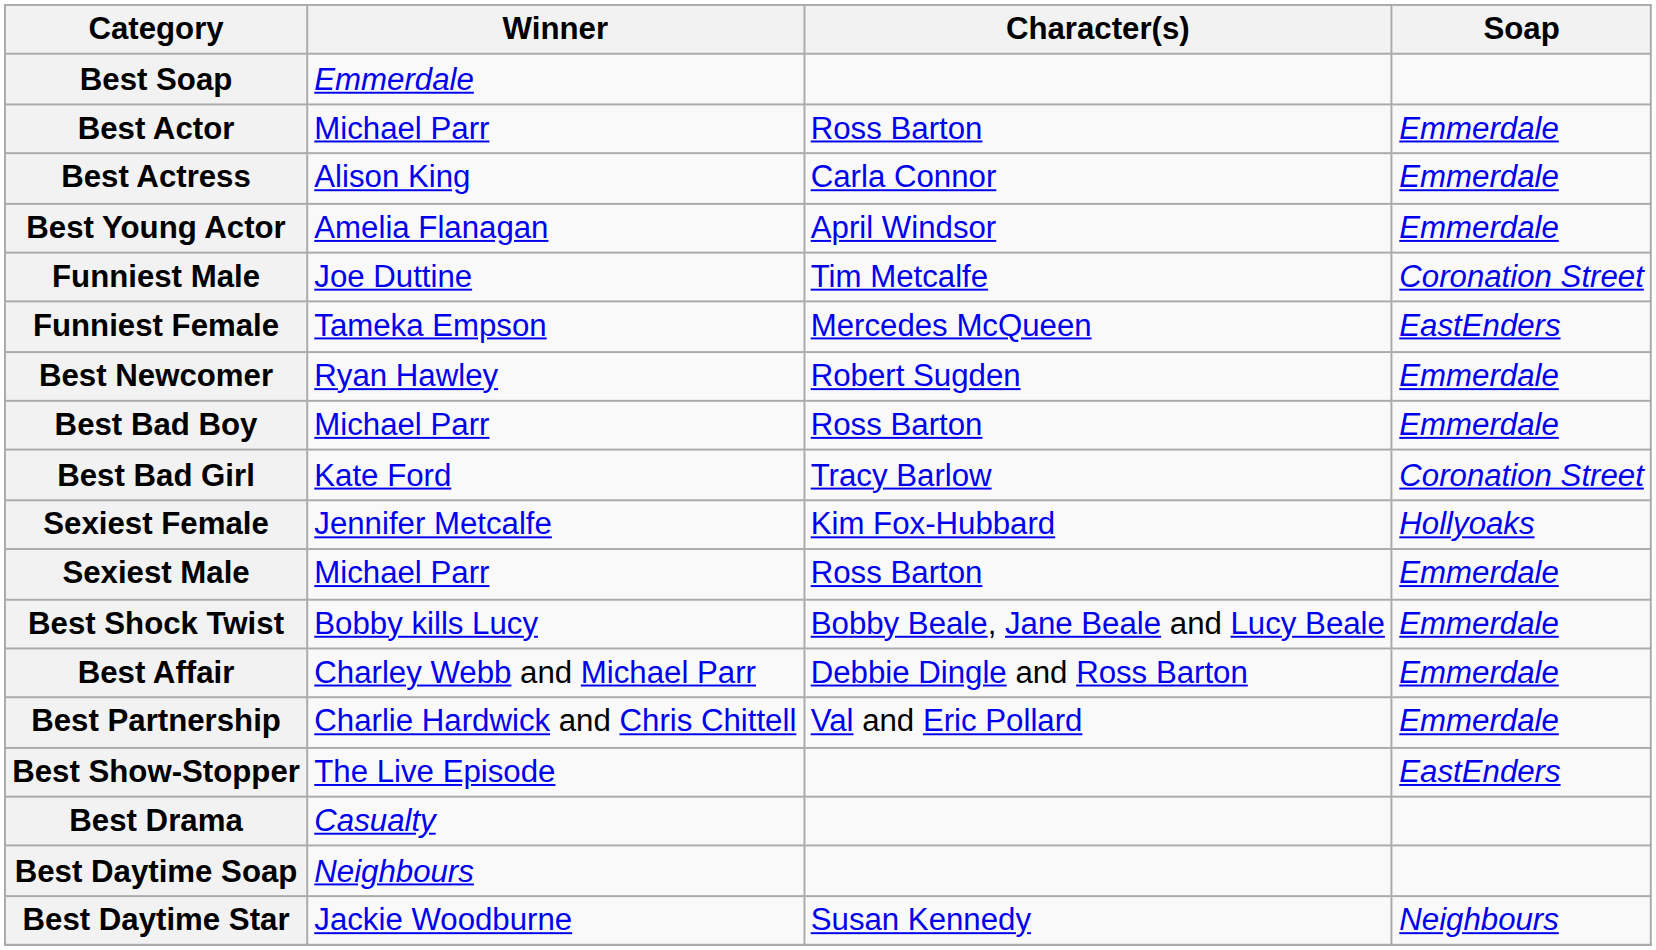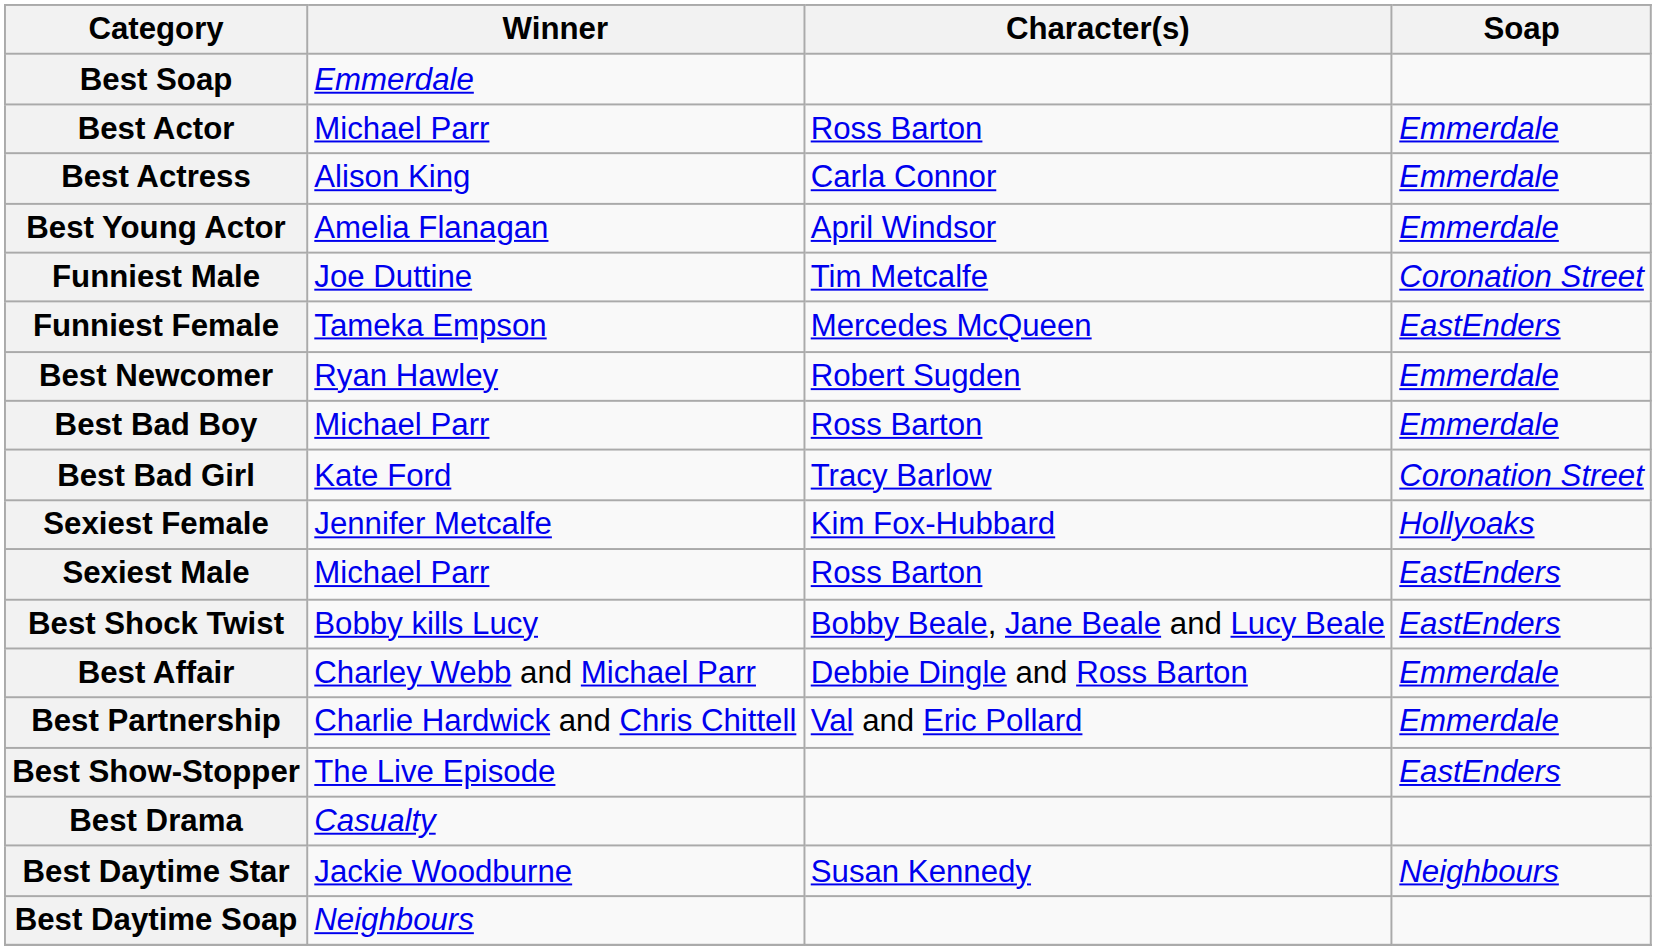(1479, 573) Emmerdale -> (1480, 573) EastEnders
(1479, 623) Emmerdale -> (1480, 623) EastEnders
rows swapped: (156, 870) <-> (156, 919)
